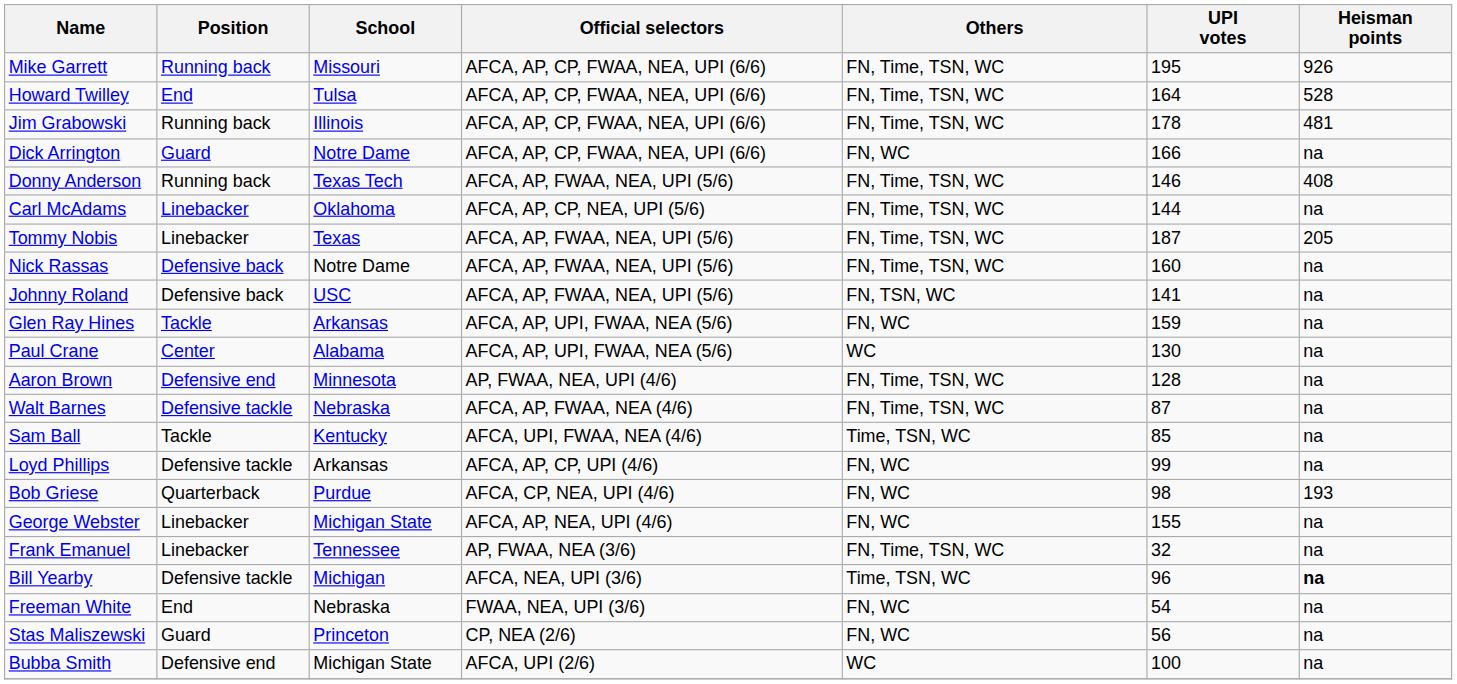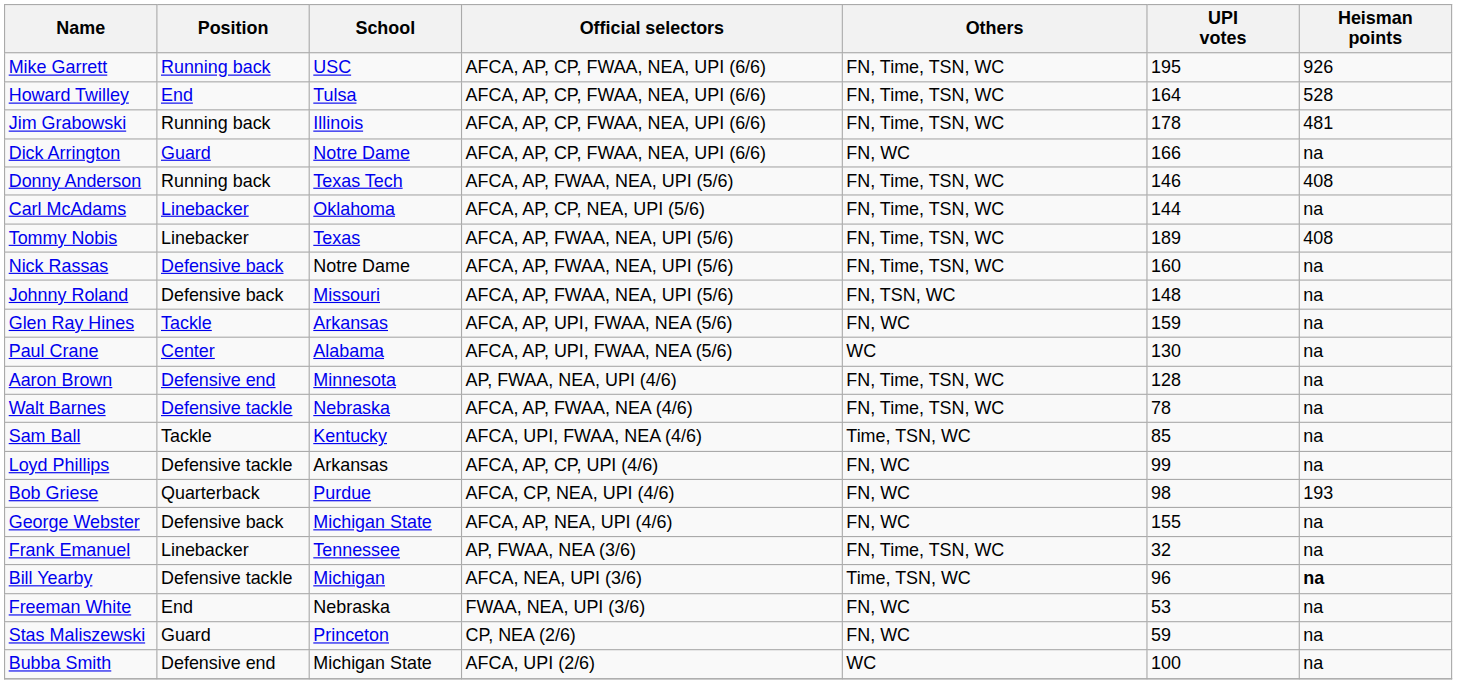(347, 67) Missouri -> (332, 67) USC
(1166, 237) 187 -> (1166, 237) 189
(1318, 237) 205 -> (1318, 237) 408
(332, 294) USC -> (347, 294) Missouri
(1166, 294) 141 -> (1166, 294) 148
(1161, 408) 87 -> (1161, 408) 78
(205, 522) Linebacker -> (222, 522) Defensive back
(1161, 607) 54 -> (1161, 607) 53
(1161, 635) 56 -> (1161, 635) 59
